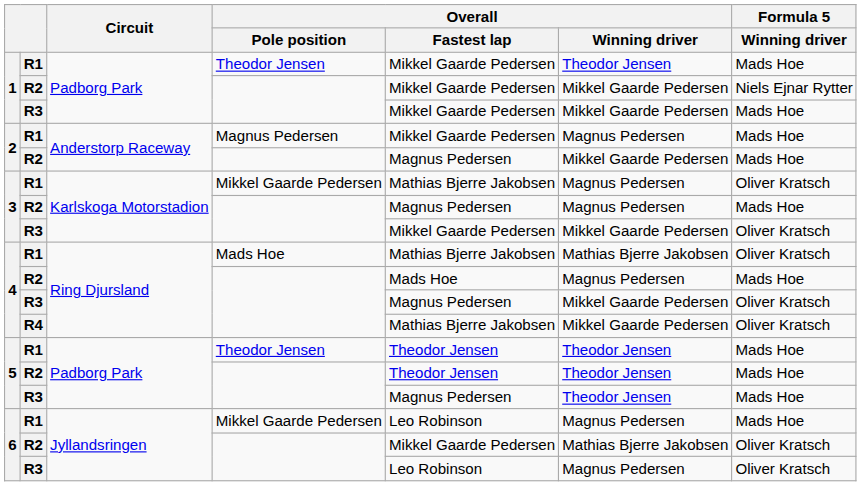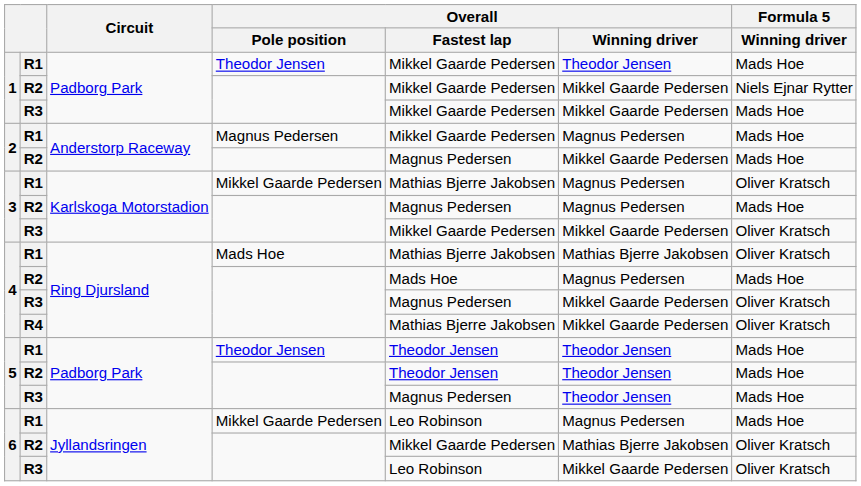(623, 468) Magnus Pedersen -> (645, 468) Mikkel Gaarde Pedersen
